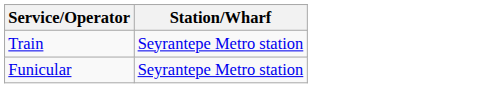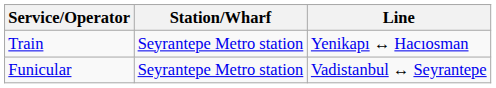+ column: (399, 17)
